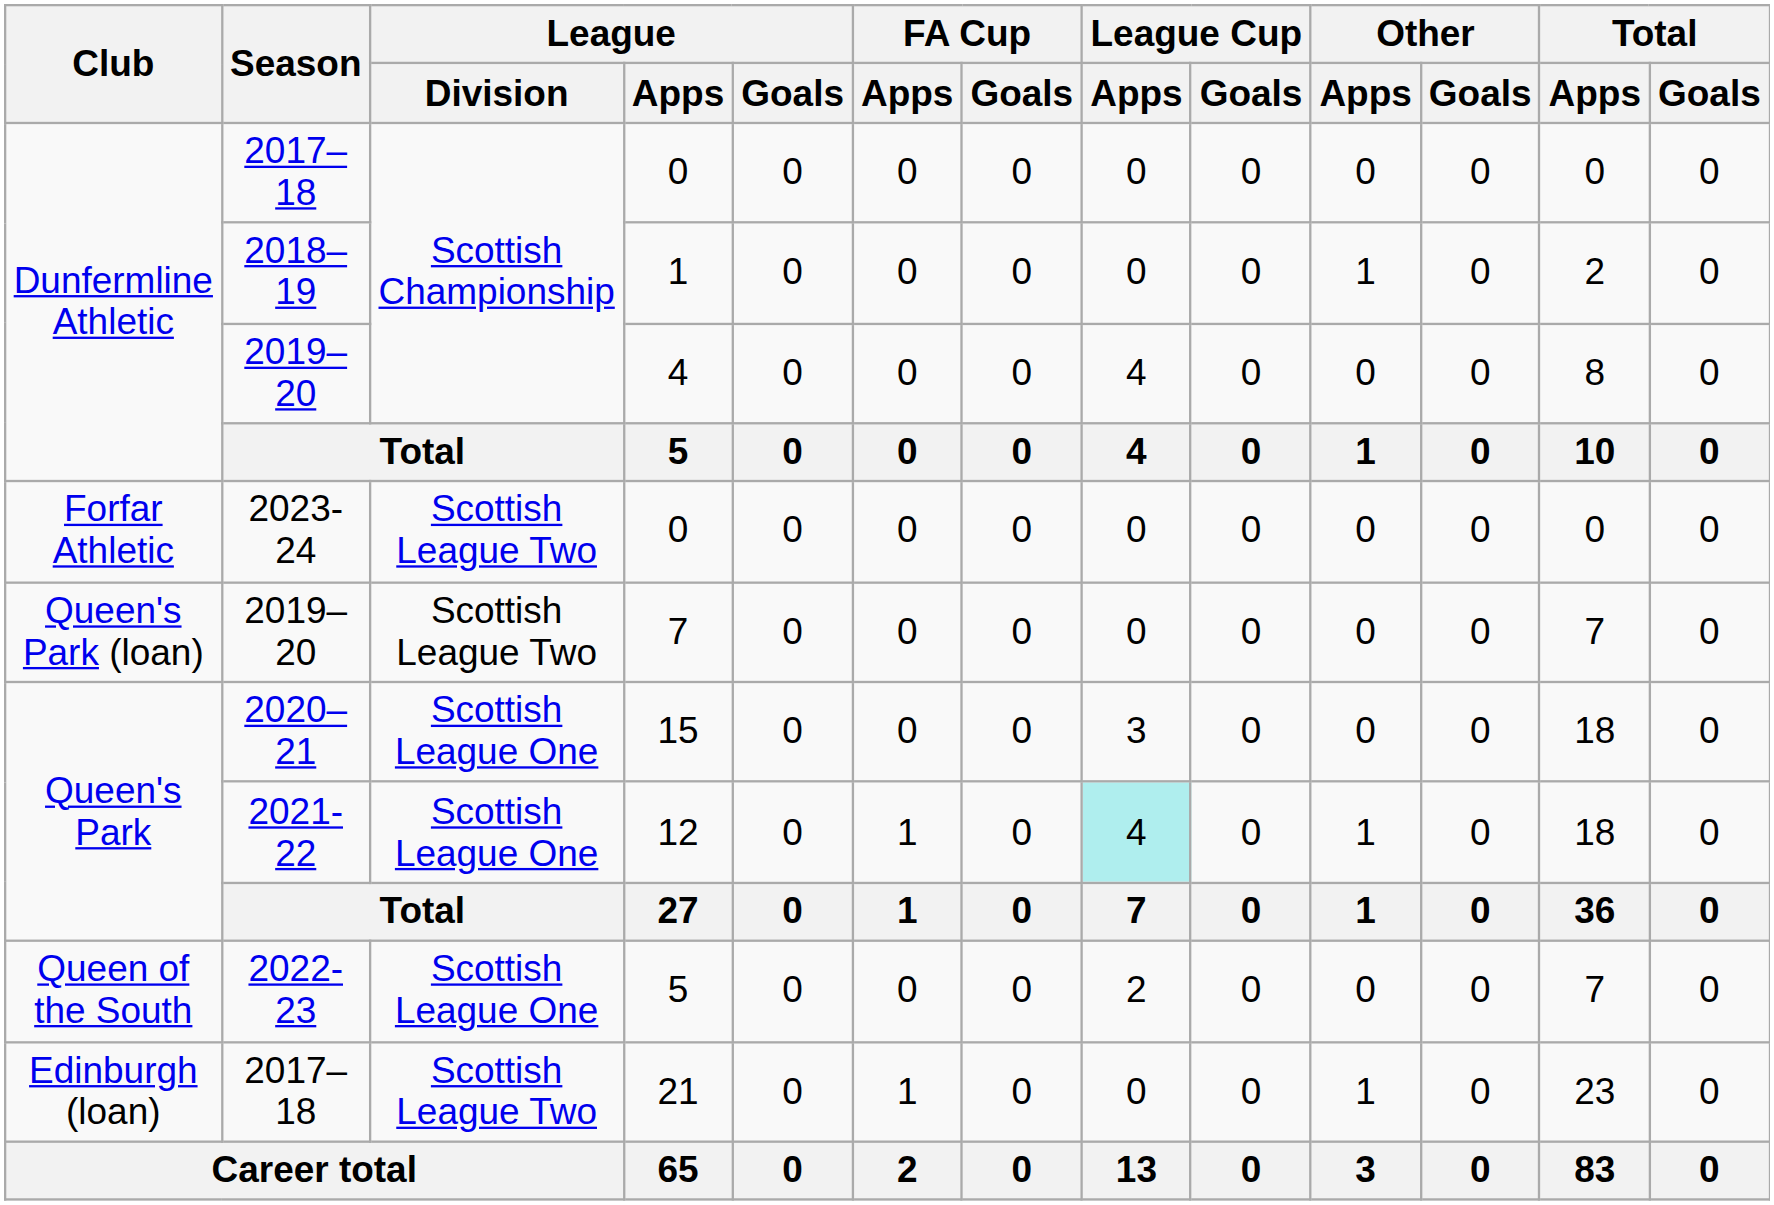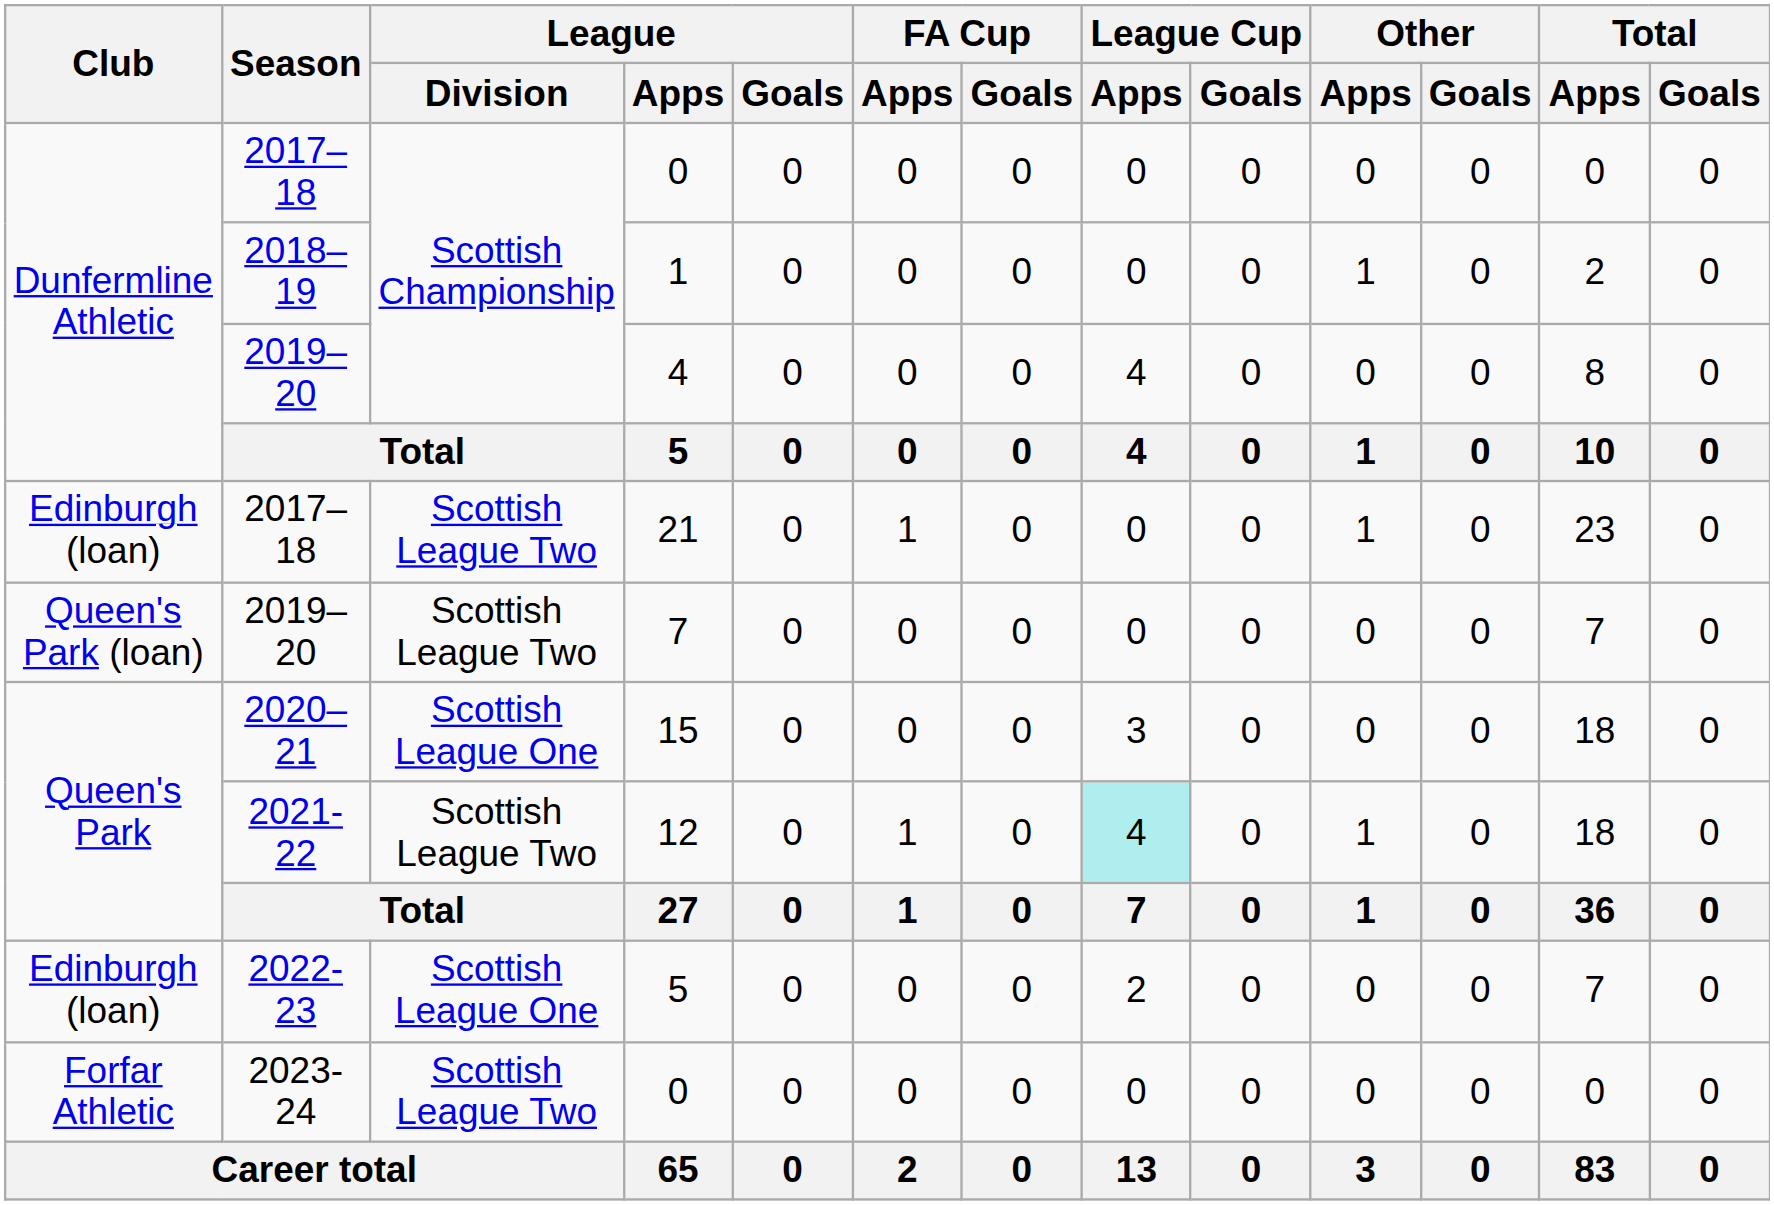rows swapped: (296, 1090) <-> (296, 531)
(497, 831) Scottish League One -> (497, 831) Scottish League Two
(113, 990) Queen of the South -> (113, 990) Edinburgh (loan)
